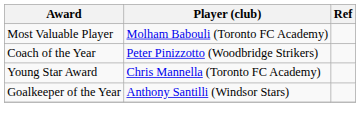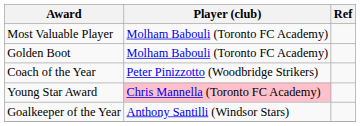+ row: (39, 53)
(224, 72) no background -> (224, 92) pink background
